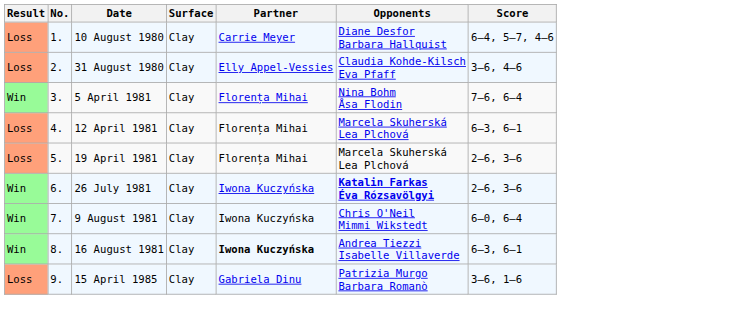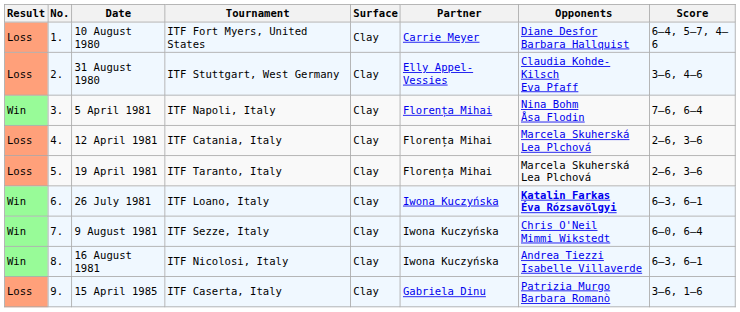+ column: (258, 13)
(497, 128) 6–3, 6–1 -> (677, 140) 2–6, 3–6
(497, 188) 2–6, 3–6 -> (677, 201) 6–3, 6–1
(266, 249) bold -> (451, 261) normal
